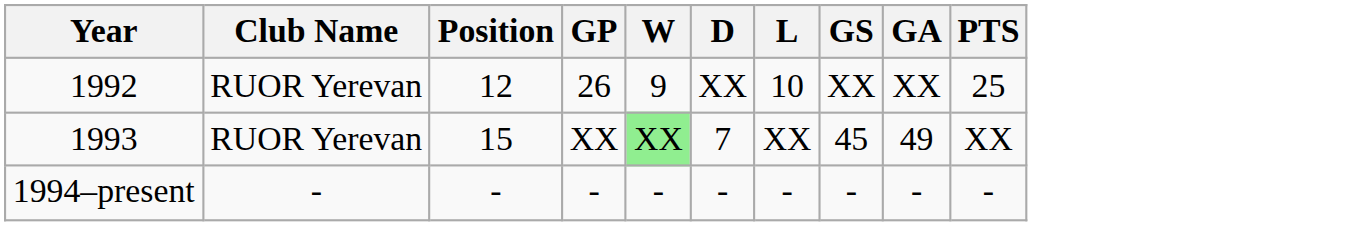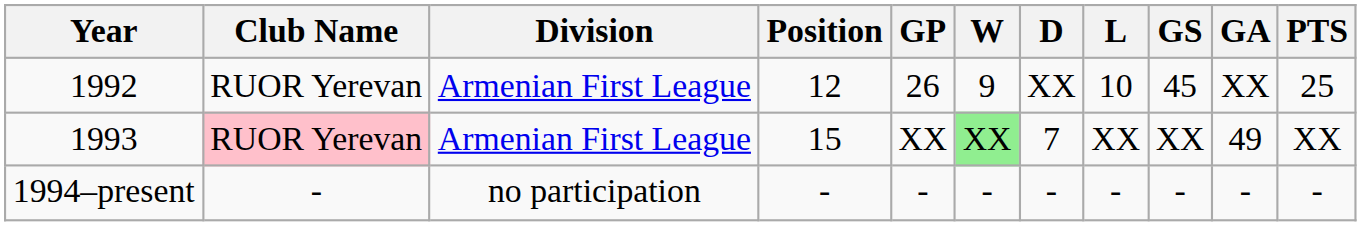+ column: (594, 31)
(851, 84) XX -> (1180, 84) 45
(316, 138) no background -> (316, 138) pink background
(851, 138) 45 -> (1180, 138) XX
